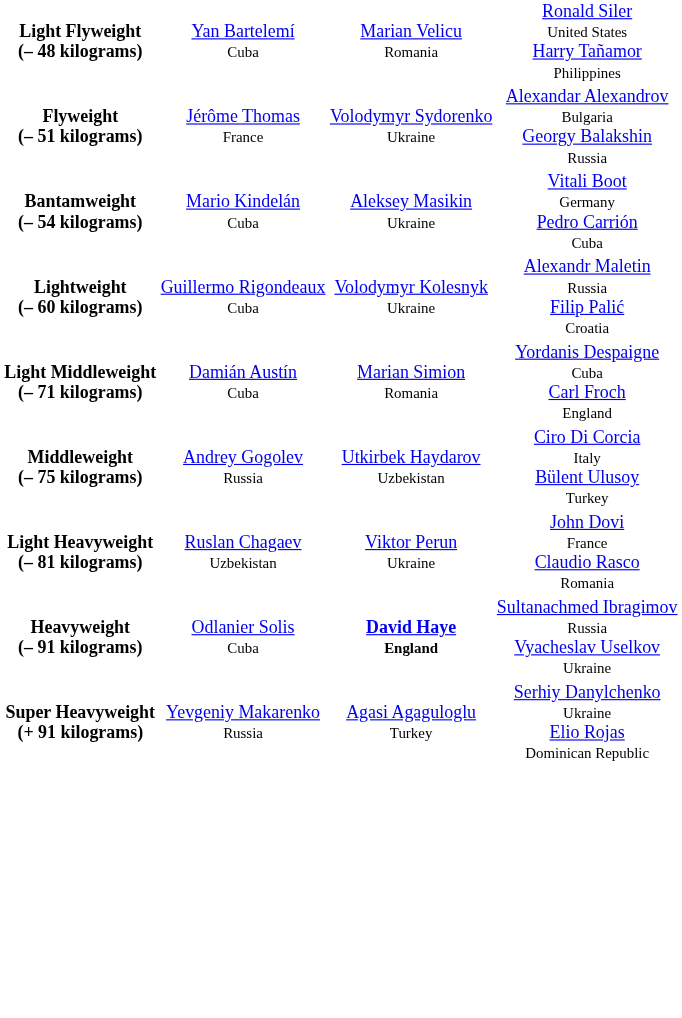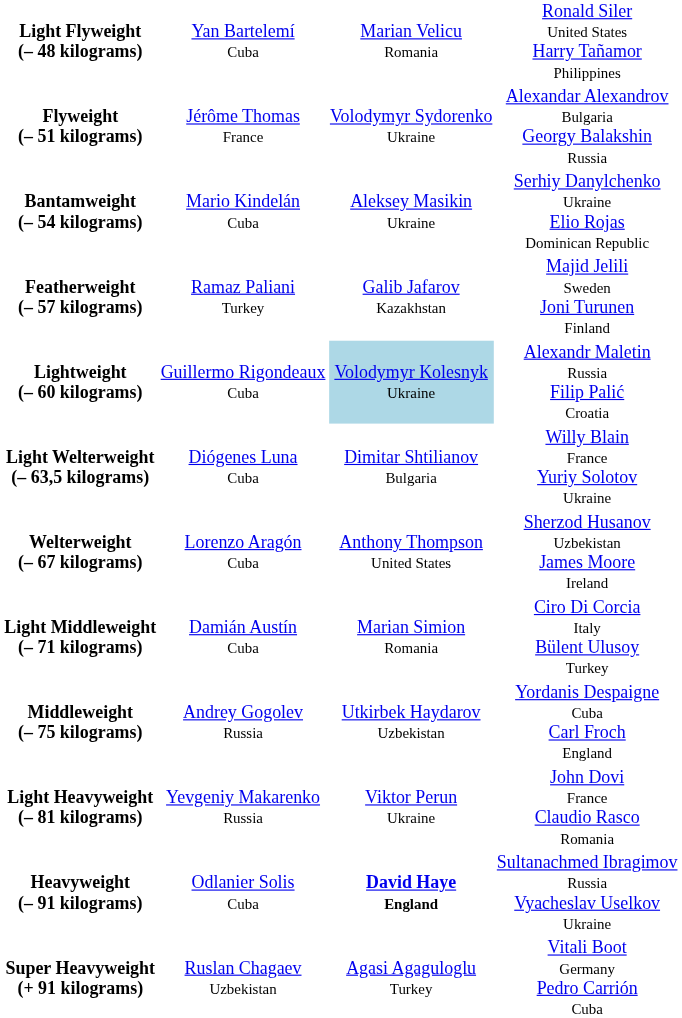(587, 211) Vitali Boot Germany Pedro Carrión Cuba -> (587, 211) Serhiy Danylchenko Ukraine Elio Rojas Dominican Republic
+ row: (80, 296)
(411, 296) no background -> (411, 382) lightblue background
+ row: (80, 467)
+ row: (80, 552)
(587, 382) Yordanis Despaigne Cuba Carl Froch England -> (587, 637) Ciro Di Corcia Italy Bülent Ulusoy Turkey
(587, 467) Ciro Di Corcia Italy Bülent Ulusoy Turkey -> (587, 722) Yordanis Despaigne Cuba Carl Froch England
(243, 552) Ruslan Chagaev Uzbekistan -> (243, 807) Yevgeniy Makarenko Russia
(243, 722) Yevgeniy Makarenko Russia -> (243, 977) Ruslan Chagaev Uzbekistan
(587, 722) Serhiy Danylchenko Ukraine Elio Rojas Dominican Republic -> (587, 977) Vitali Boot Germany Pedro Carrión Cuba
